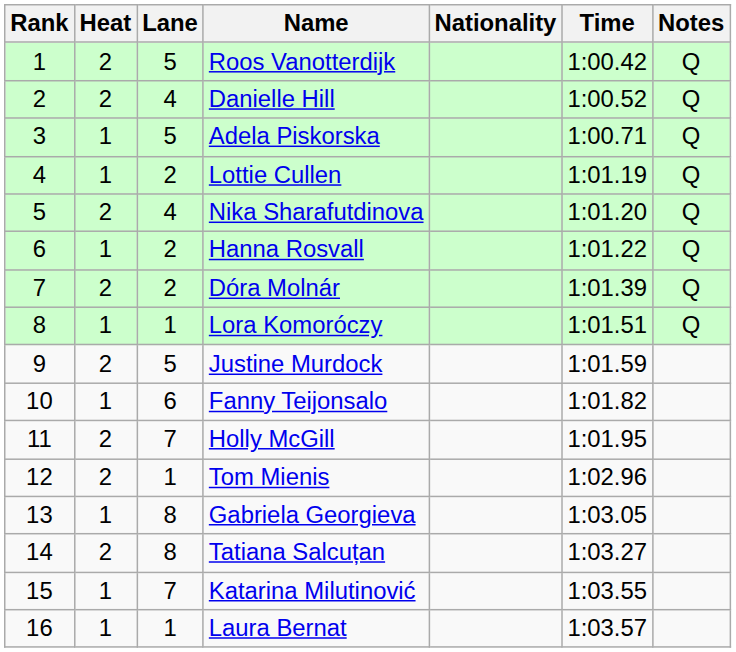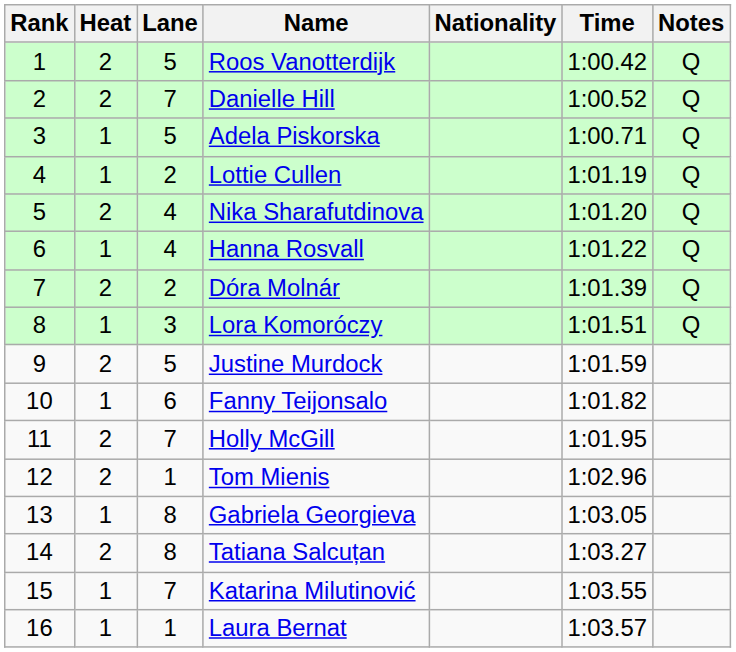(170, 99) 4 -> (170, 99) 7
(170, 250) 2 -> (170, 250) 4
(170, 325) 1 -> (170, 325) 3
